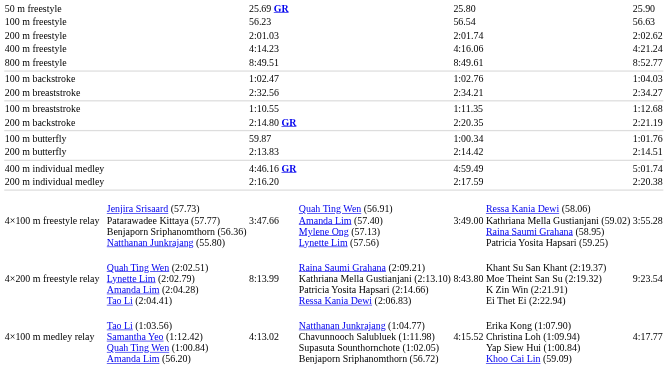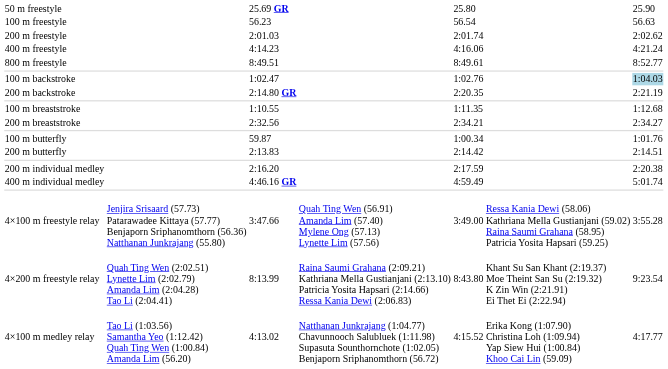(648, 79) no background -> (648, 79) lightblue background
rows swapped: (40, 122) <-> (43, 92)
rows swapped: (55, 182) <-> (55, 168)
